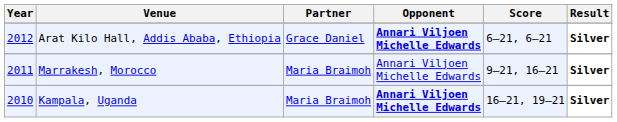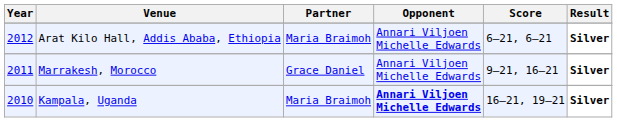(325, 38) Grace Daniel -> (328, 38) Maria Braimoh
(429, 38) bold -> (429, 38) normal
(328, 69) Maria Braimoh -> (325, 69) Grace Daniel
